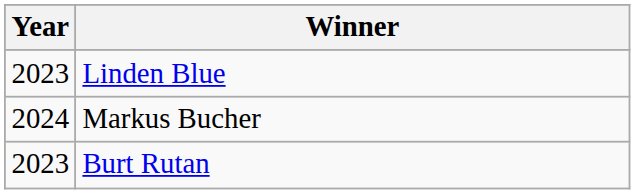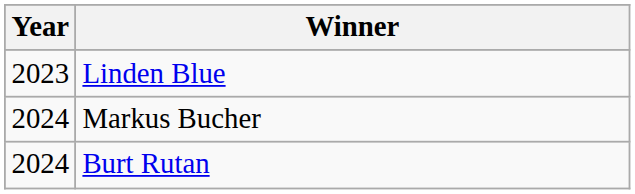(40, 164) 2023 -> (40, 164) 2024
